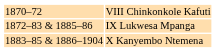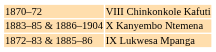rows swapped: (150, 26) <-> (154, 40)
